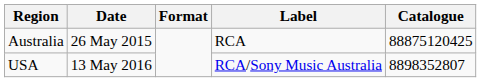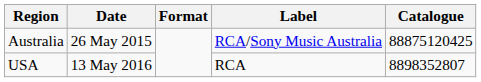(230, 40) RCA -> (298, 40) RCA/Sony Music Australia
(298, 64) RCA/Sony Music Australia -> (230, 64) RCA
